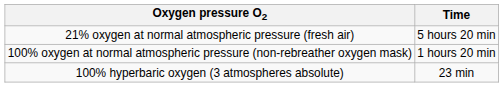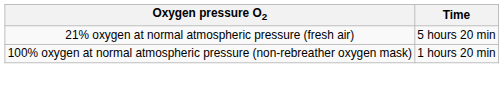- row: (210, 72)
